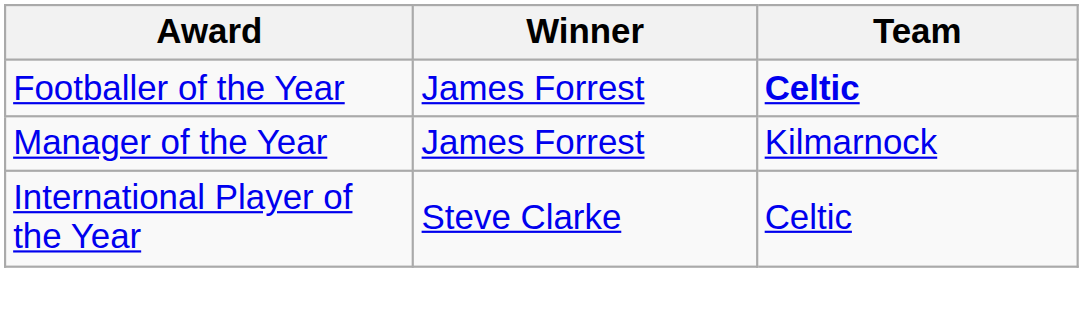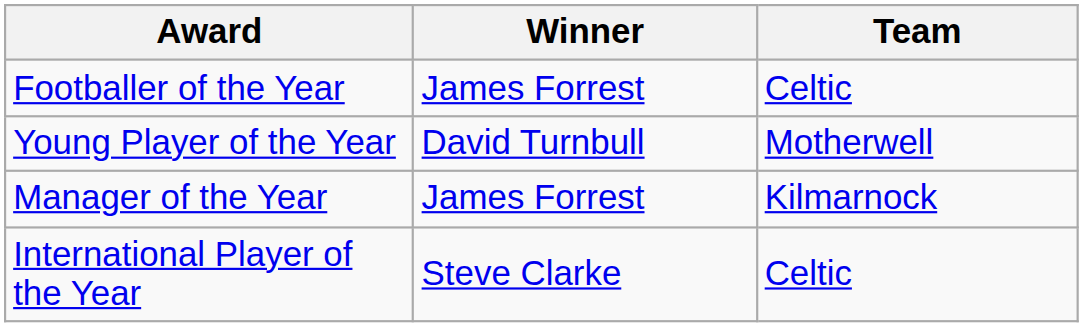(812, 87) bold -> (808, 87) normal
+ row: (204, 142)
